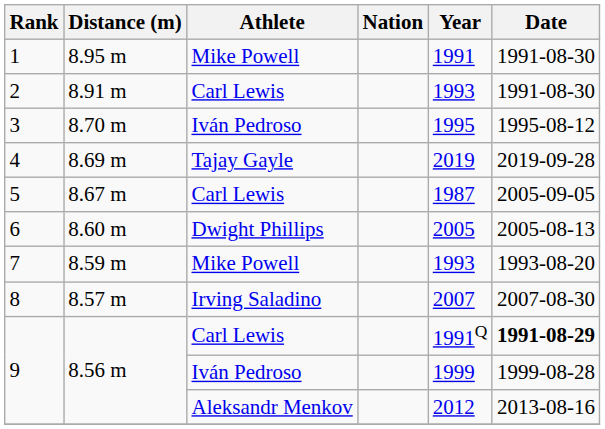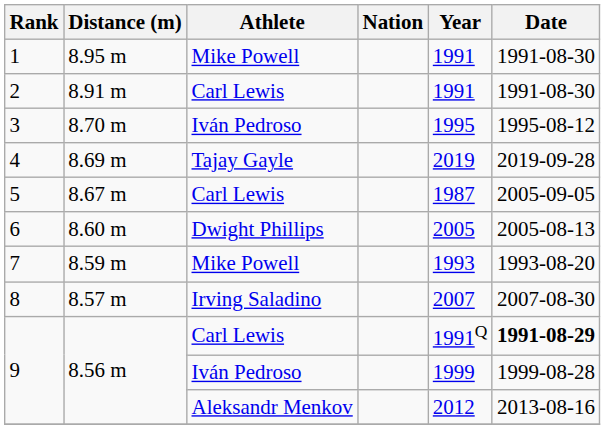(454, 91) 1993 -> (454, 91) 1991
